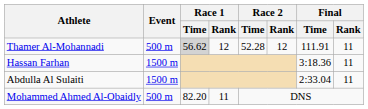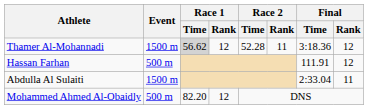(159, 46) 500 m -> (162, 46) 1500 m
(282, 46) 12 -> (282, 46) 11
(315, 46) 111.91 -> (315, 46) 3:18.36
(348, 46) 11 -> (348, 46) 12
(162, 63) 1500 m -> (159, 63) 500 m
(315, 63) 3:18.36 -> (315, 63) 111.91
(348, 63) 11 -> (348, 63) 12
(224, 96) 11 -> (224, 96) 12
